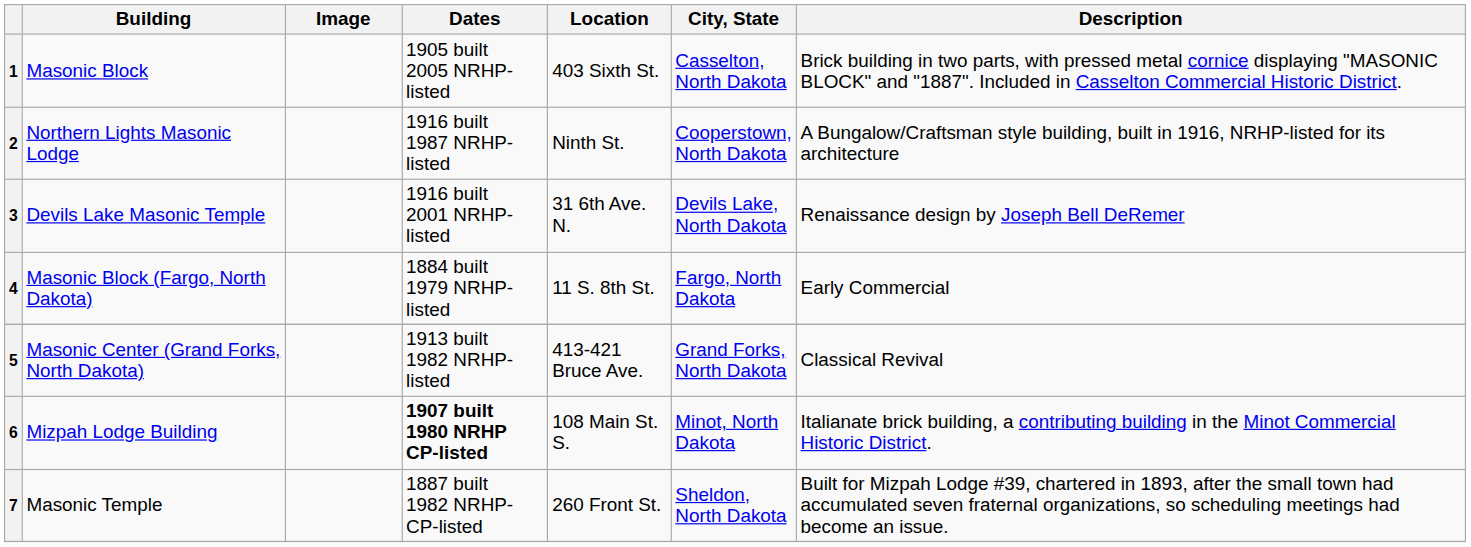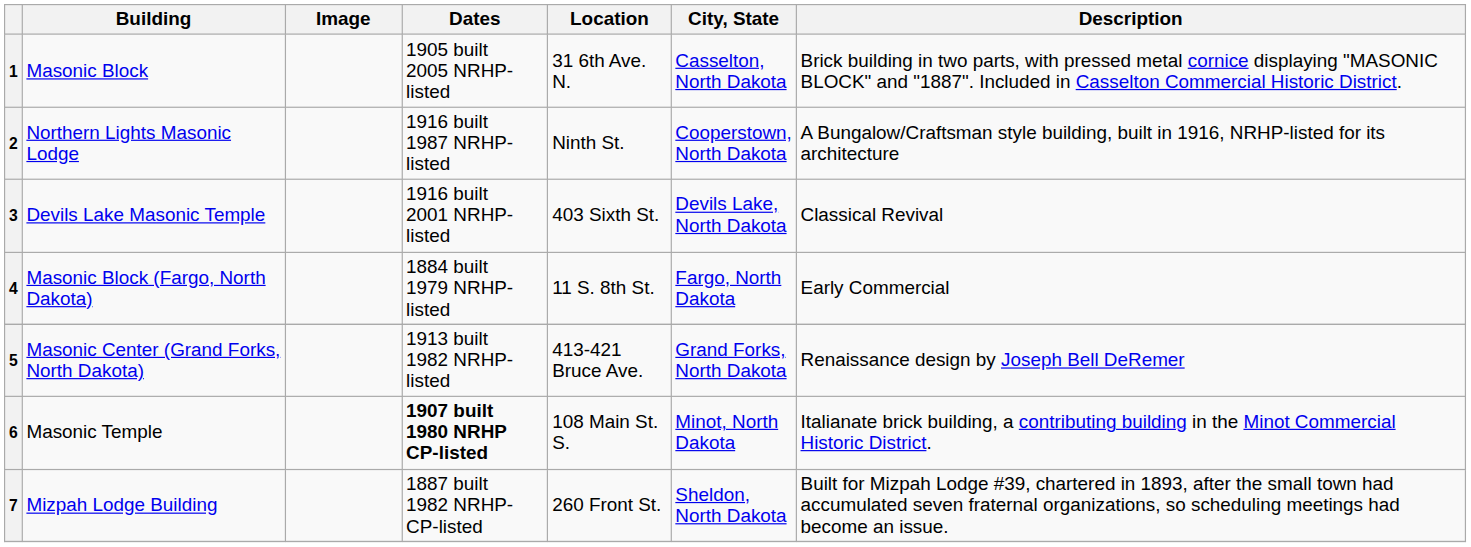(606, 70) 403 Sixth St. -> (599, 70) 31 6th Ave. N.
(599, 215) 31 6th Ave. N. -> (606, 215) 403 Sixth St.
(993, 215) Renaissance design by Joseph Bell DeRemer -> (872, 215) Classical Revival
(872, 360) Classical Revival -> (993, 360) Renaissance design by Joseph Bell DeRemer
(122, 432) Mizpah Lodge Building -> (94, 432) Masonic Temple
(94, 505) Masonic Temple -> (122, 505) Mizpah Lodge Building
